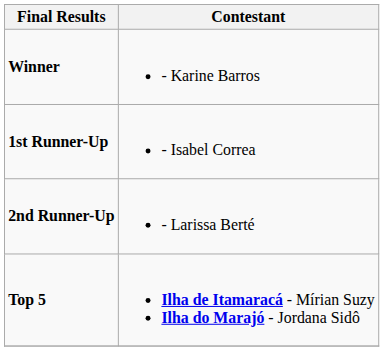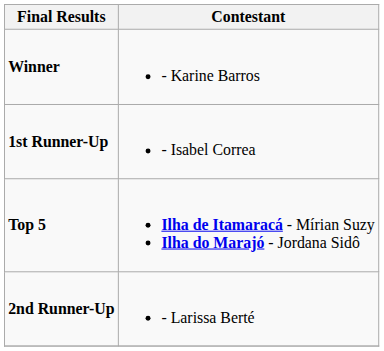rows swapped: (61, 216) <-> (27, 299)
